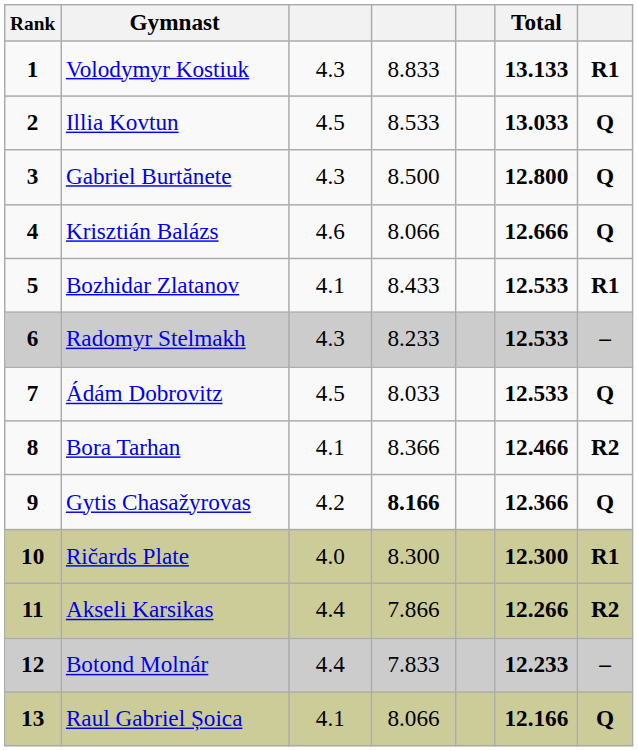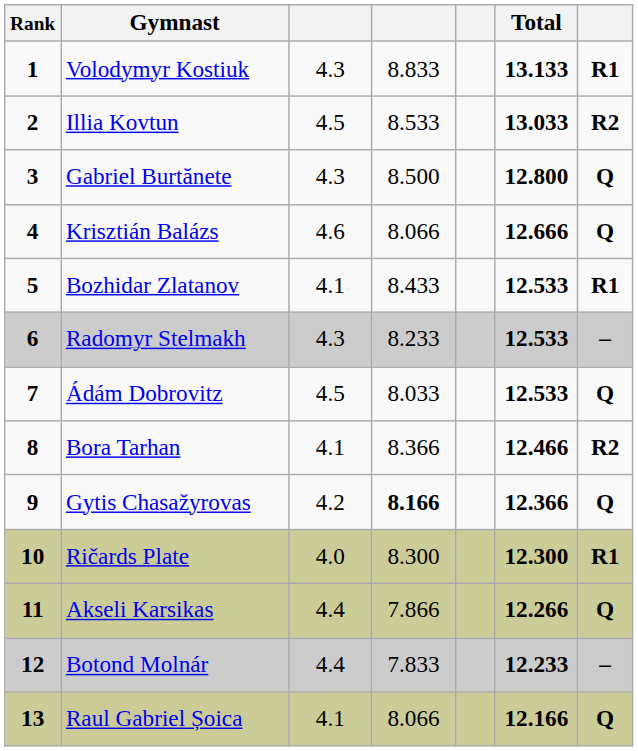(605, 122) Q -> (605, 122) R2
(605, 610) R2 -> (605, 610) Q
